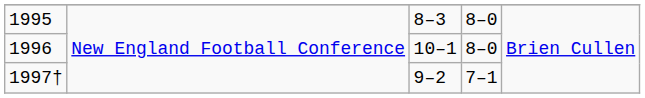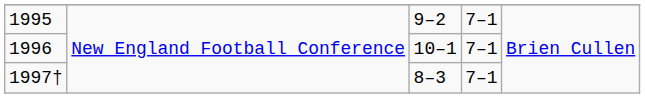(430, 19) 8–3 -> (430, 19) 9–2
(481, 19) 8–0 -> (481, 19) 7–1
(481, 49) 8–0 -> (481, 49) 7–1
(430, 78) 9–2 -> (430, 78) 8–3
